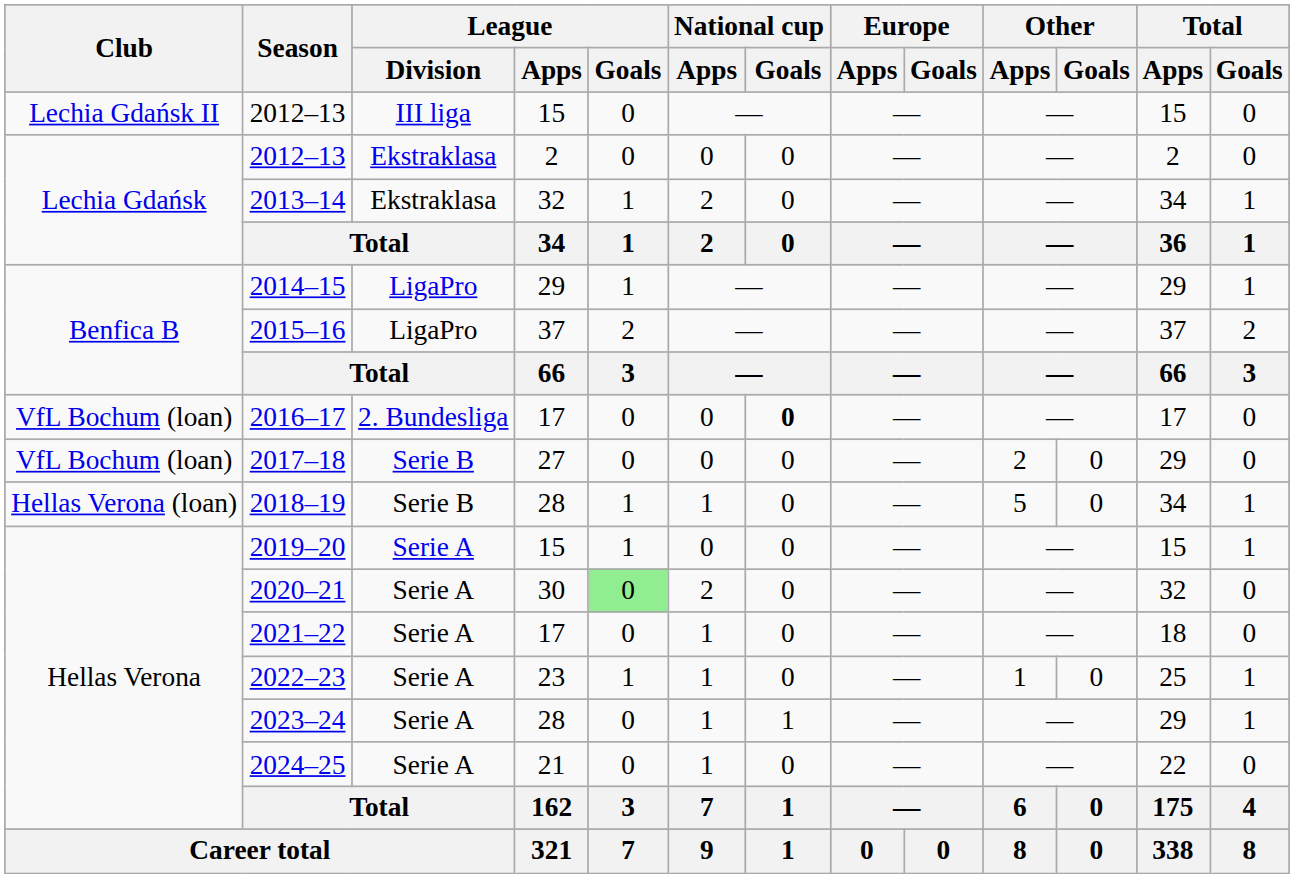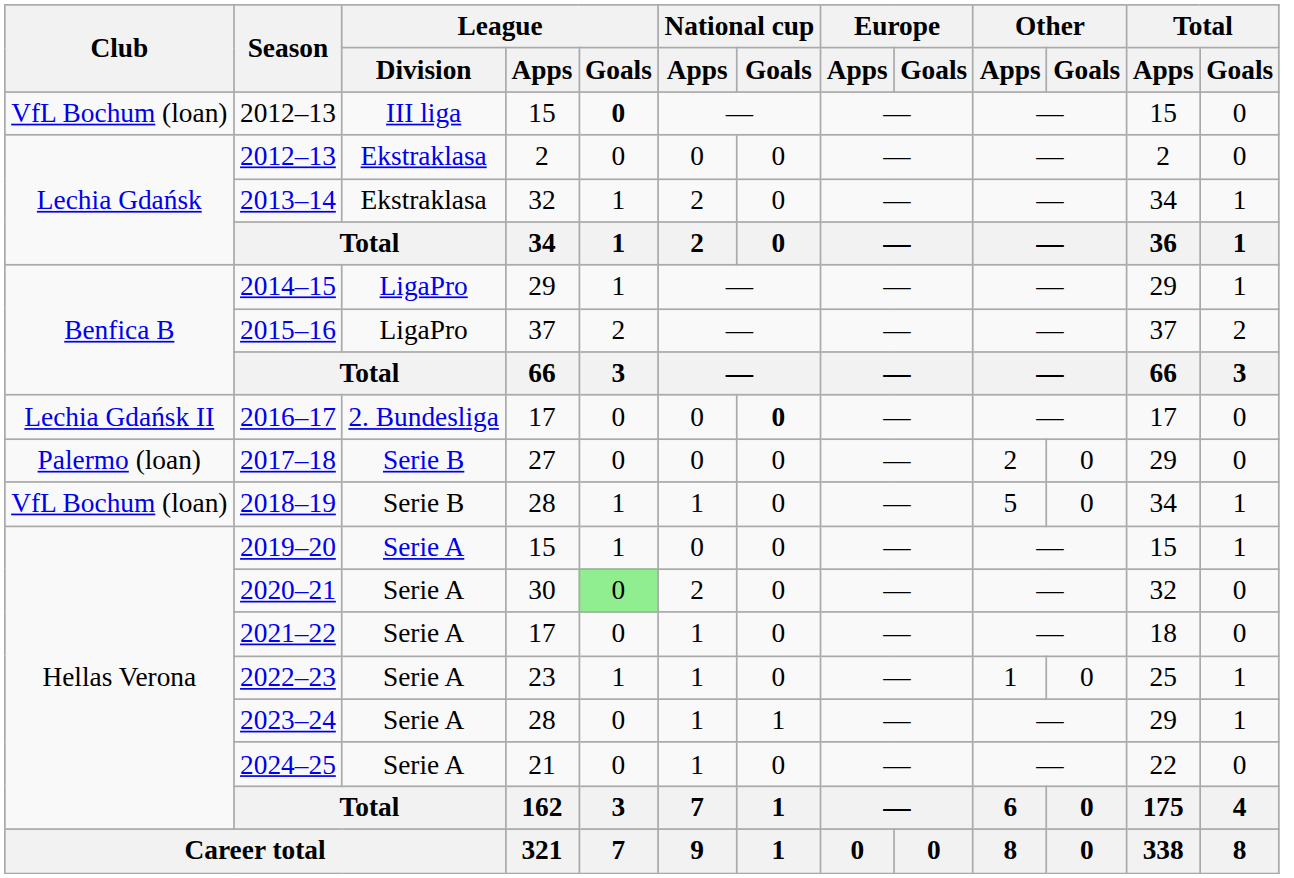(124, 112) Lechia Gdańsk II -> (119, 112) VfL Bochum (loan)
(628, 112) normal -> (618, 112) bold
(124, 416) VfL Bochum (loan) -> (119, 416) Lechia Gdańsk II
(124, 460) VfL Bochum (loan) -> (119, 460) Palermo (loan)
(124, 503) Hellas Verona (loan) -> (119, 503) VfL Bochum (loan)
